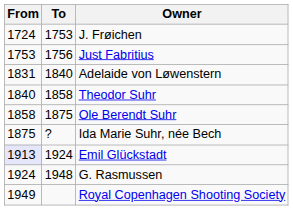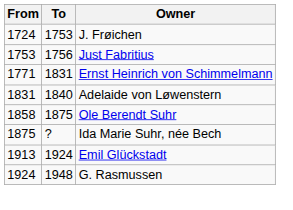+ row: (176, 74)
- row: (117, 94)
(21, 154) lavender background -> (21, 154) no background
- row: (182, 194)
